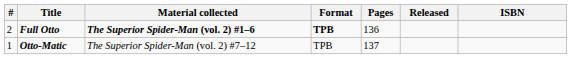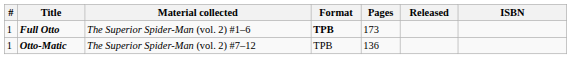(9, 29) 2 -> (9, 29) 1
(171, 29) bold -> (169, 29) normal
(371, 29) 136 -> (371, 29) 173
(371, 45) 137 -> (371, 45) 136
